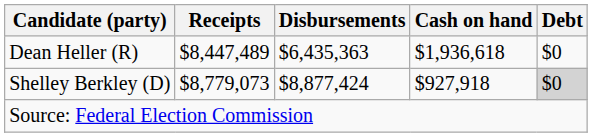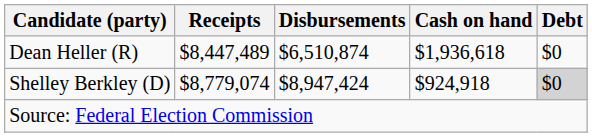(324, 52) $6,435,363 -> (324, 52) $6,510,874
(225, 83) $8,779,073 -> (225, 83) $8,779,074
(324, 83) $8,877,424 -> (324, 83) $8,947,424
(452, 83) $927,918 -> (452, 83) $924,918
